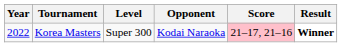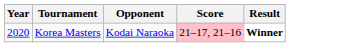- column: (129, 14)
(18, 32) 2022 -> (18, 32) 2020
